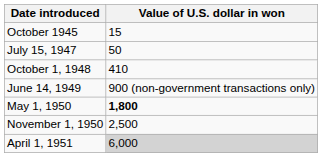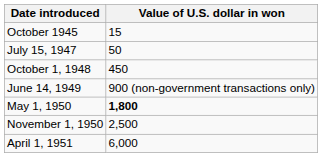(118, 69) 410 -> (118, 69) 450
(123, 143) lightgrey background -> (123, 143) no background
